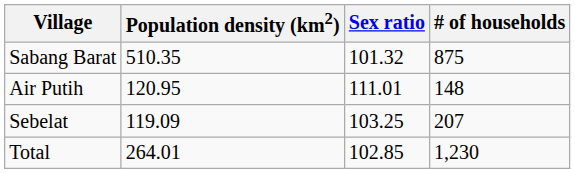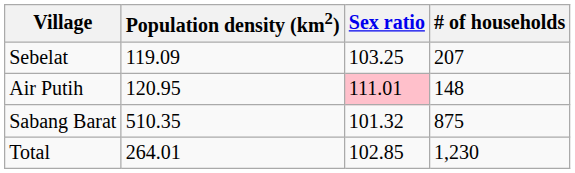rows swapped: (39, 120) <-> (63, 57)
(376, 89) no background -> (376, 89) pink background
